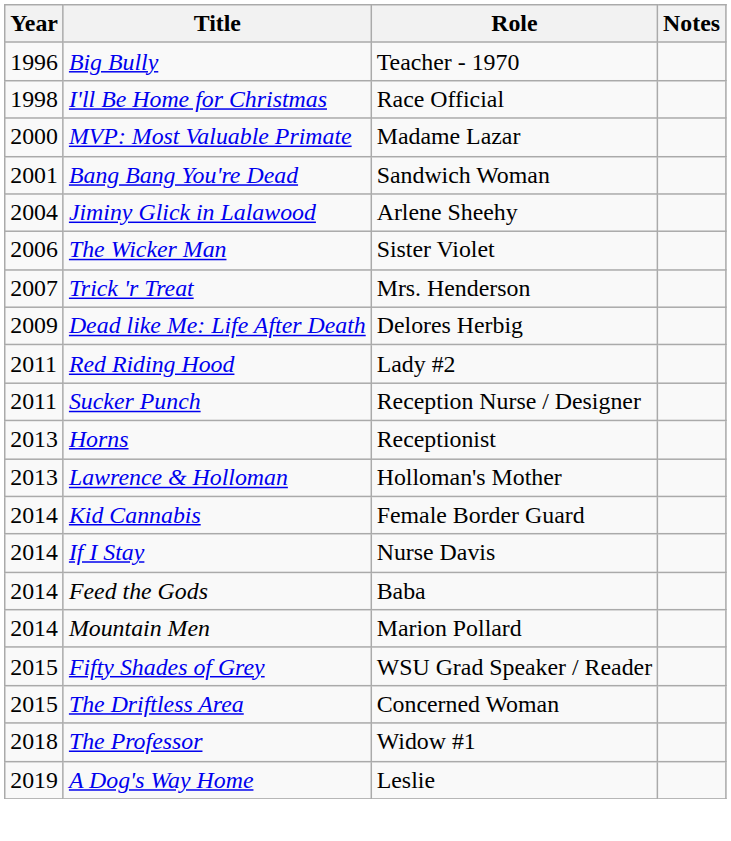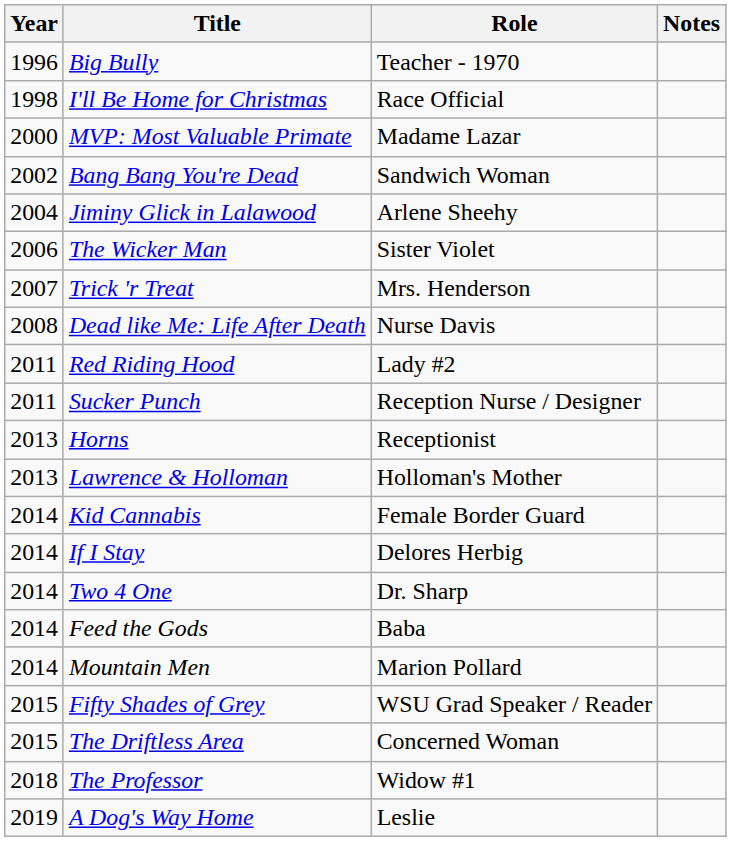(34, 174) 2001 -> (34, 174) 2002
(34, 325) 2009 -> (34, 325) 2008
(450, 325) Delores Herbig -> (436, 325) Nurse Davis
(436, 552) Nurse Davis -> (450, 552) Delores Herbig
+ row: (120, 590)
